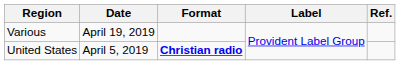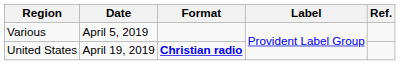(119, 32) April 19, 2019 -> (115, 32) April 5, 2019
(115, 50) April 5, 2019 -> (119, 50) April 19, 2019
